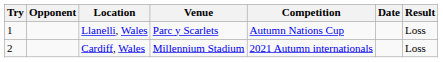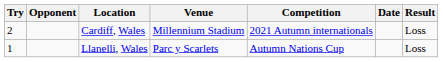rows swapped: (114, 30) <-> (113, 48)
